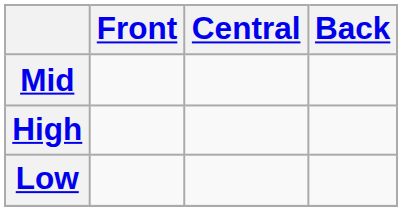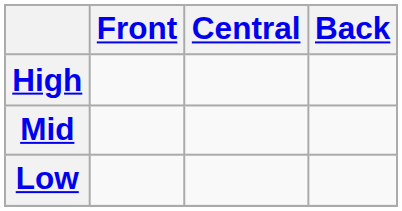rows swapped: (47, 129) <-> (47, 79)
